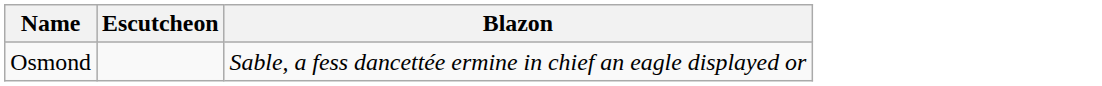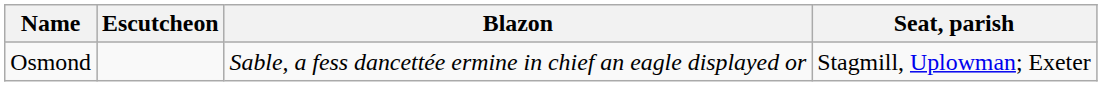+ column: (954, 23)
